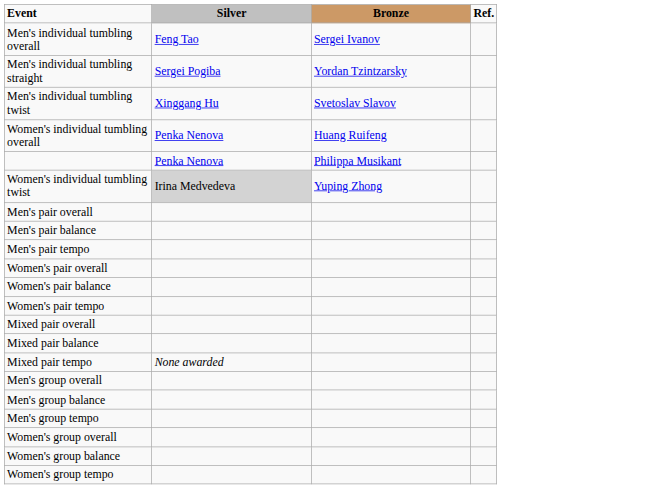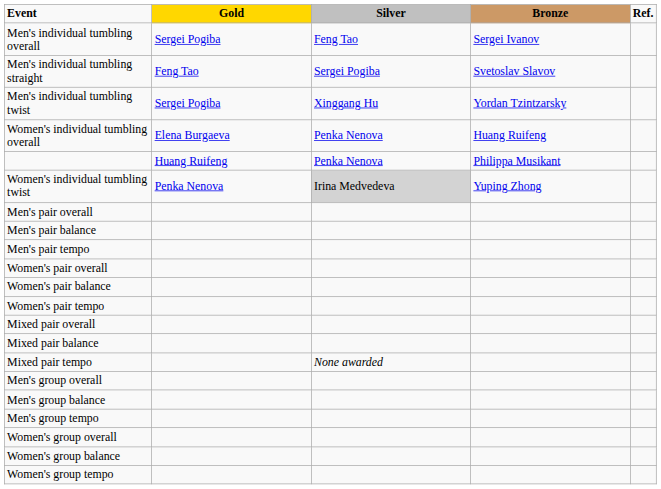+ column: (232, 13)
(360, 71) Yordan Tzintzarsky -> (514, 71) Svetoslav Slavov
(355, 103) Svetoslav Slavov -> (520, 103) Yordan Tzintzarsky
